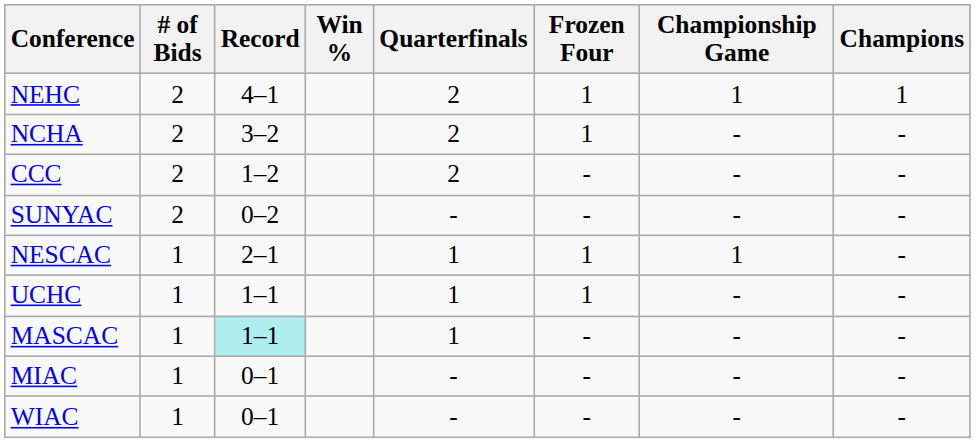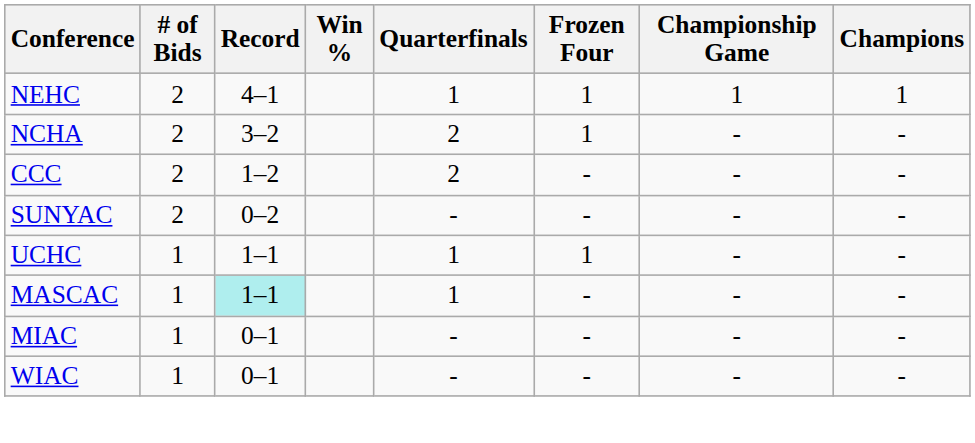(454, 93) 2 -> (454, 93) 1
- row: (61, 255)
